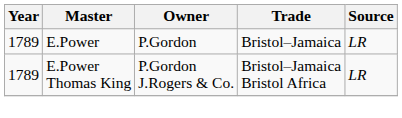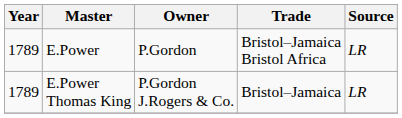(291, 41) Bristol–Jamaica -> (291, 50) Bristol–Jamaica Bristol Africa
(291, 74) Bristol–Jamaica Bristol Africa -> (291, 92) Bristol–Jamaica
